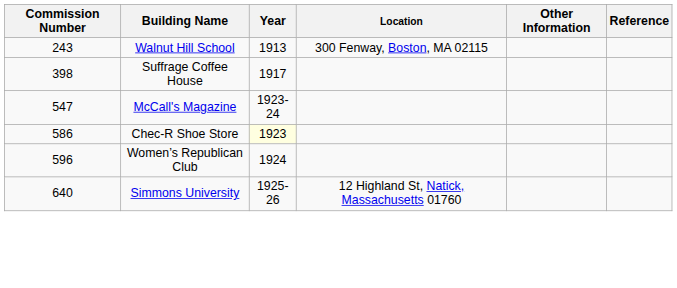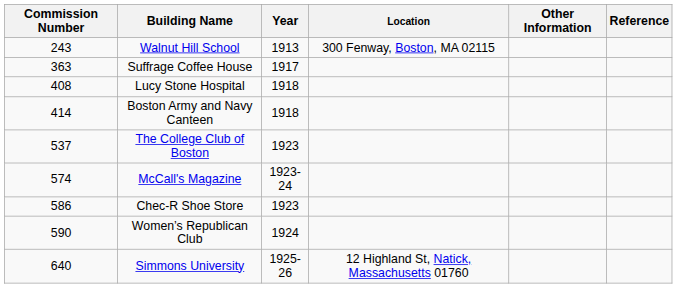(63, 74) 398 -> (61, 67) 363
+ row: (190, 86)
+ row: (190, 113)
+ row: (190, 146)
(63, 107) 547 -> (61, 180) 574
(273, 134) lightyellow background -> (285, 206) no background
(63, 160) 596 -> (61, 232) 590
